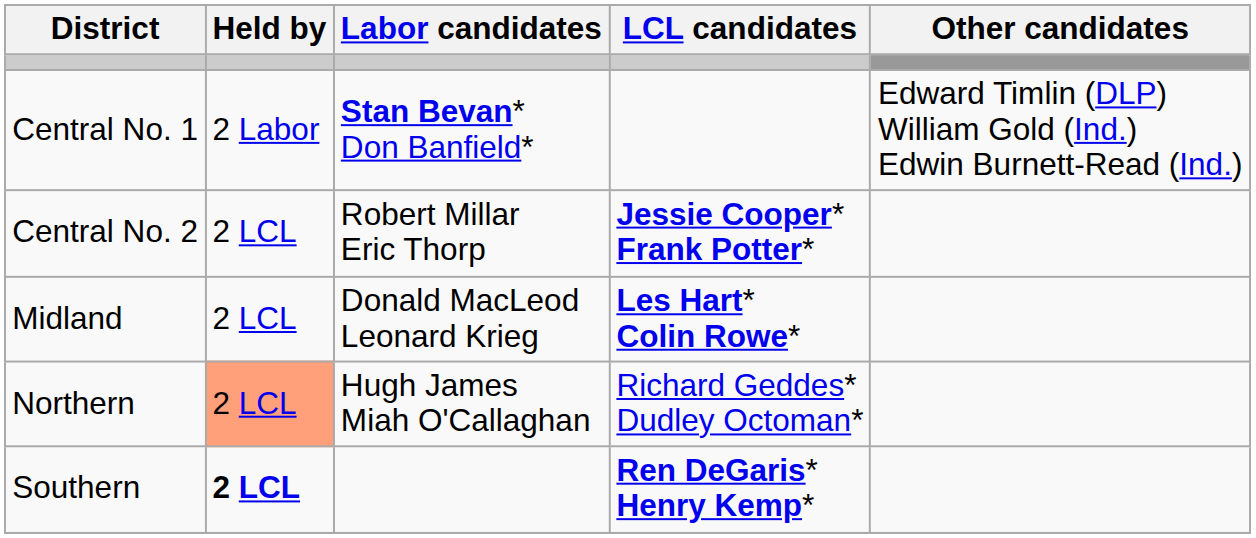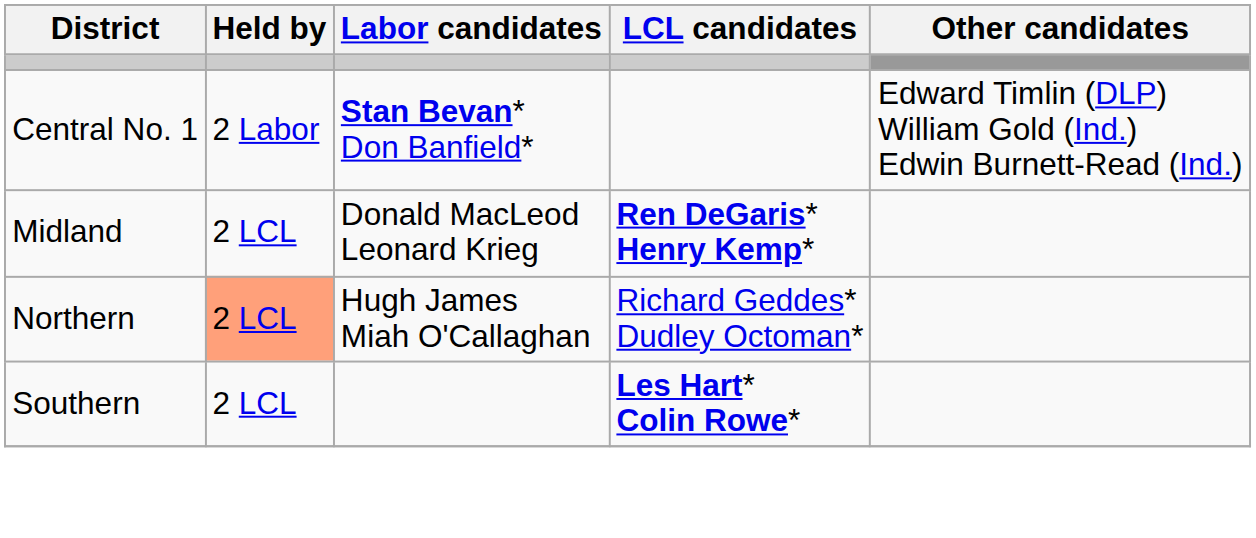- row: (105, 232)
(708, 318) Les Hart* Colin Rowe* -> (717, 232) Ren DeGaris* Henry Kemp*
(256, 488) bold -> (255, 403) normal
(717, 488) Ren DeGaris* Henry Kemp* -> (708, 403) Les Hart* Colin Rowe*
